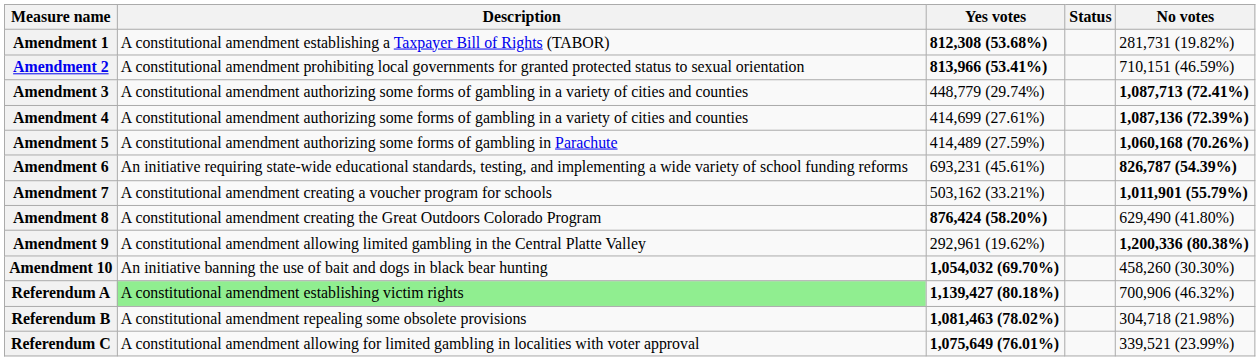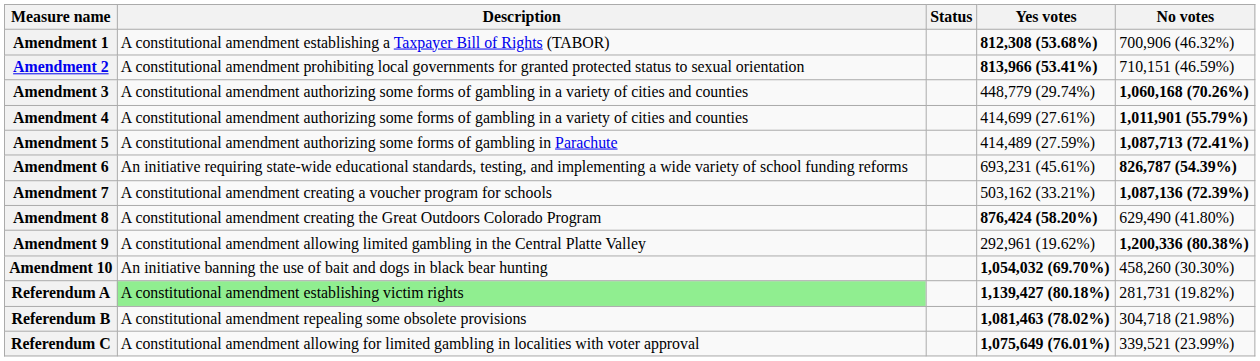columns swapped: (1090, 17) <-> (996, 17)
(1177, 42) 281,731 (19.82%) -> (1177, 42) 700,906 (46.32%)
(1184, 92) 1,087,713 (72.41%) -> (1184, 92) 1,060,168 (70.26%)
(1184, 117) 1,087,136 (72.39%) -> (1184, 117) 1,011,901 (55.79%)
(1184, 142) 1,060,168 (70.26%) -> (1184, 142) 1,087,713 (72.41%)
(1184, 192) 1,011,901 (55.79%) -> (1184, 192) 1,087,136 (72.39%)
(1177, 293) 700,906 (46.32%) -> (1177, 293) 281,731 (19.82%)
